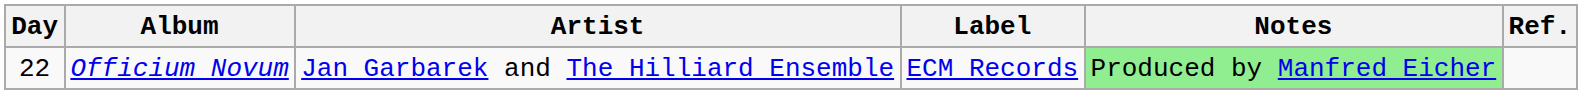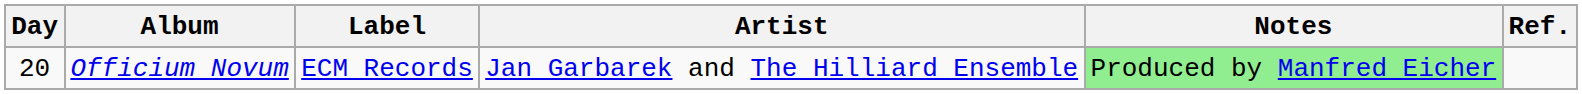columns swapped: (598, 26) <-> (992, 26)
(35, 69) 22 -> (35, 69) 20
